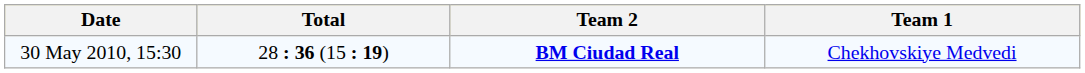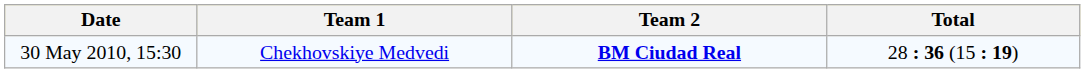columns swapped: (922, 20) <-> (324, 20)
